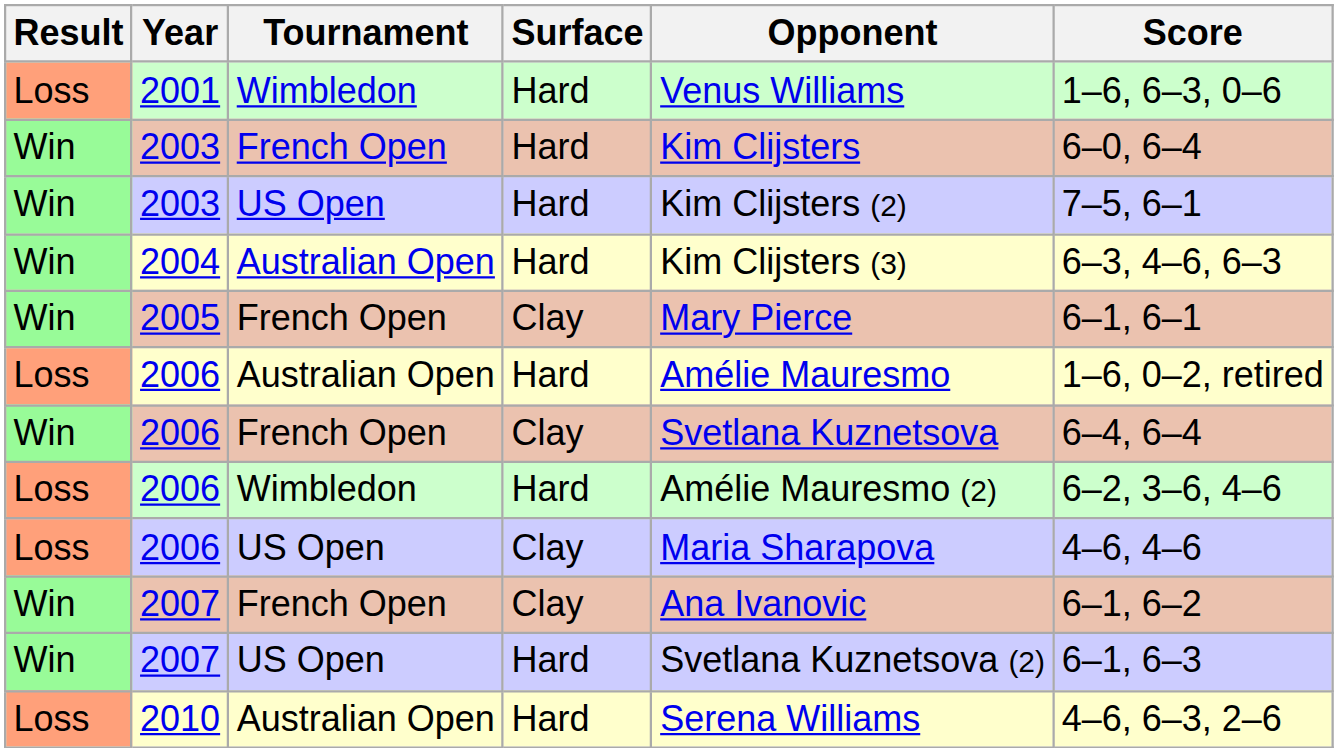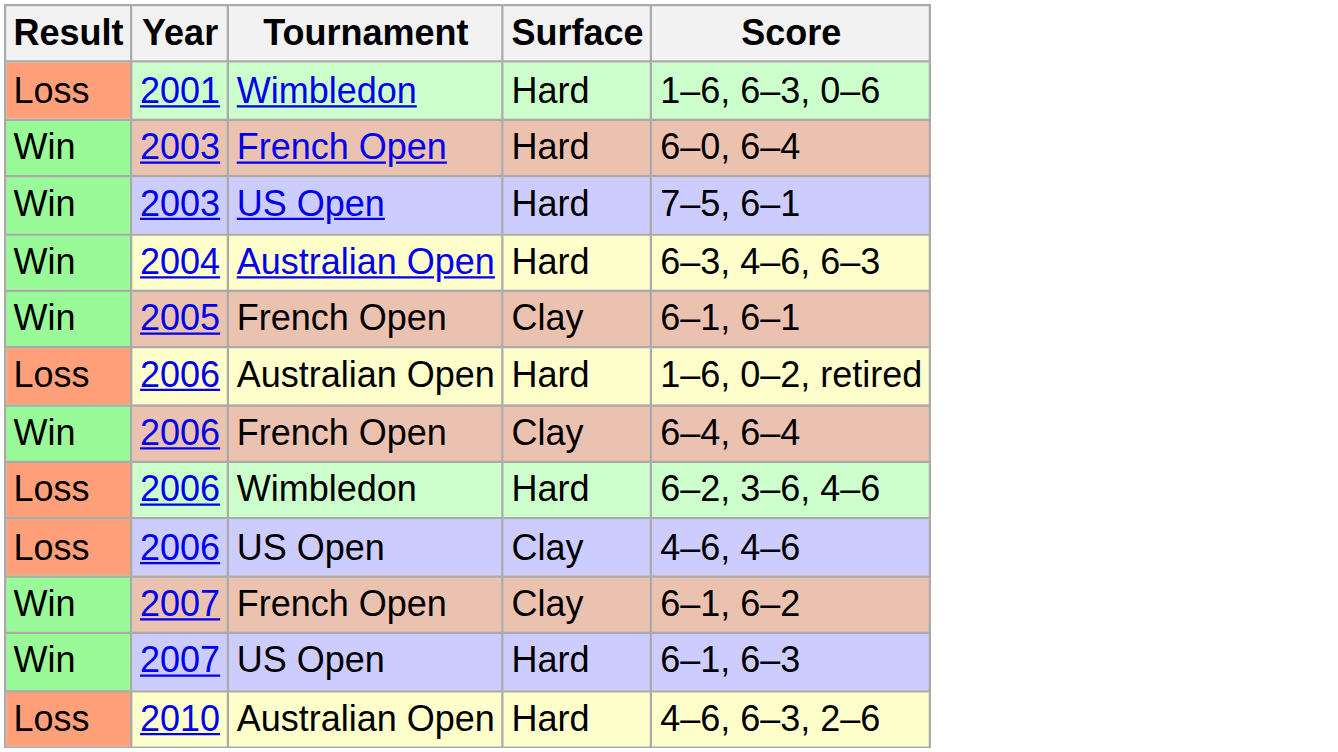- column: (853, 33)
